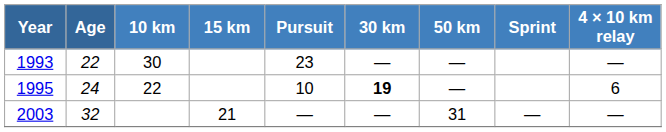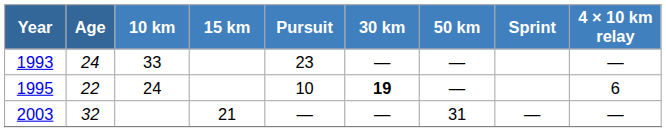(90, 62) 22 -> (90, 62) 24
(152, 62) 30 -> (152, 62) 33
(90, 88) 24 -> (90, 88) 22
(152, 88) 22 -> (152, 88) 24
